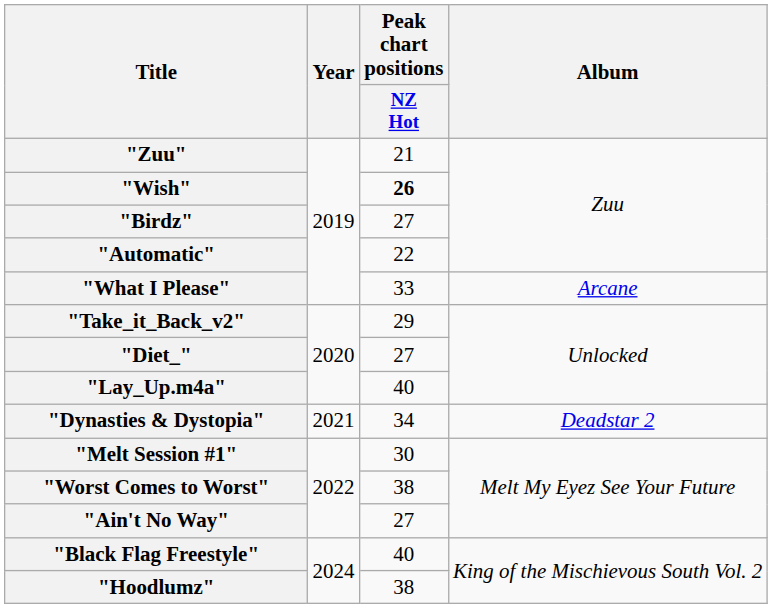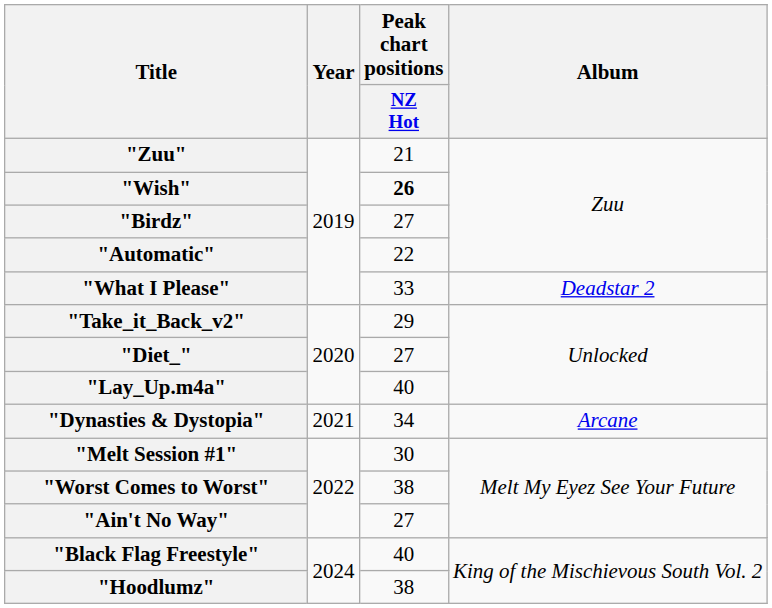(608, 287) Arcane -> (608, 287) Deadstar 2
(608, 420) Deadstar 2 -> (608, 420) Arcane
